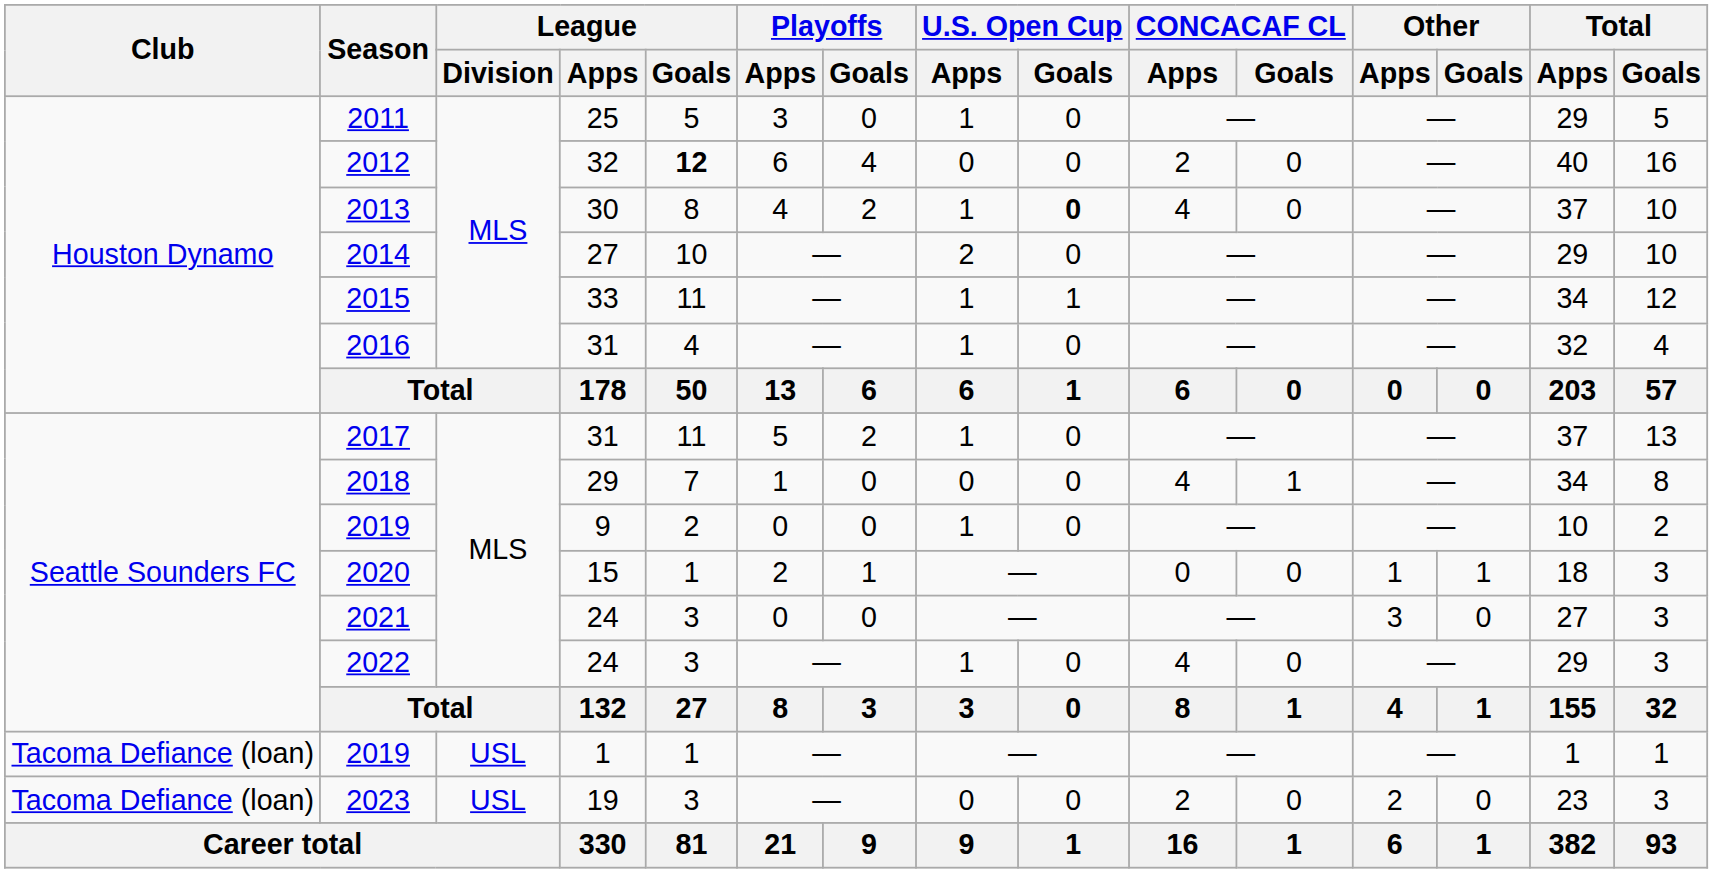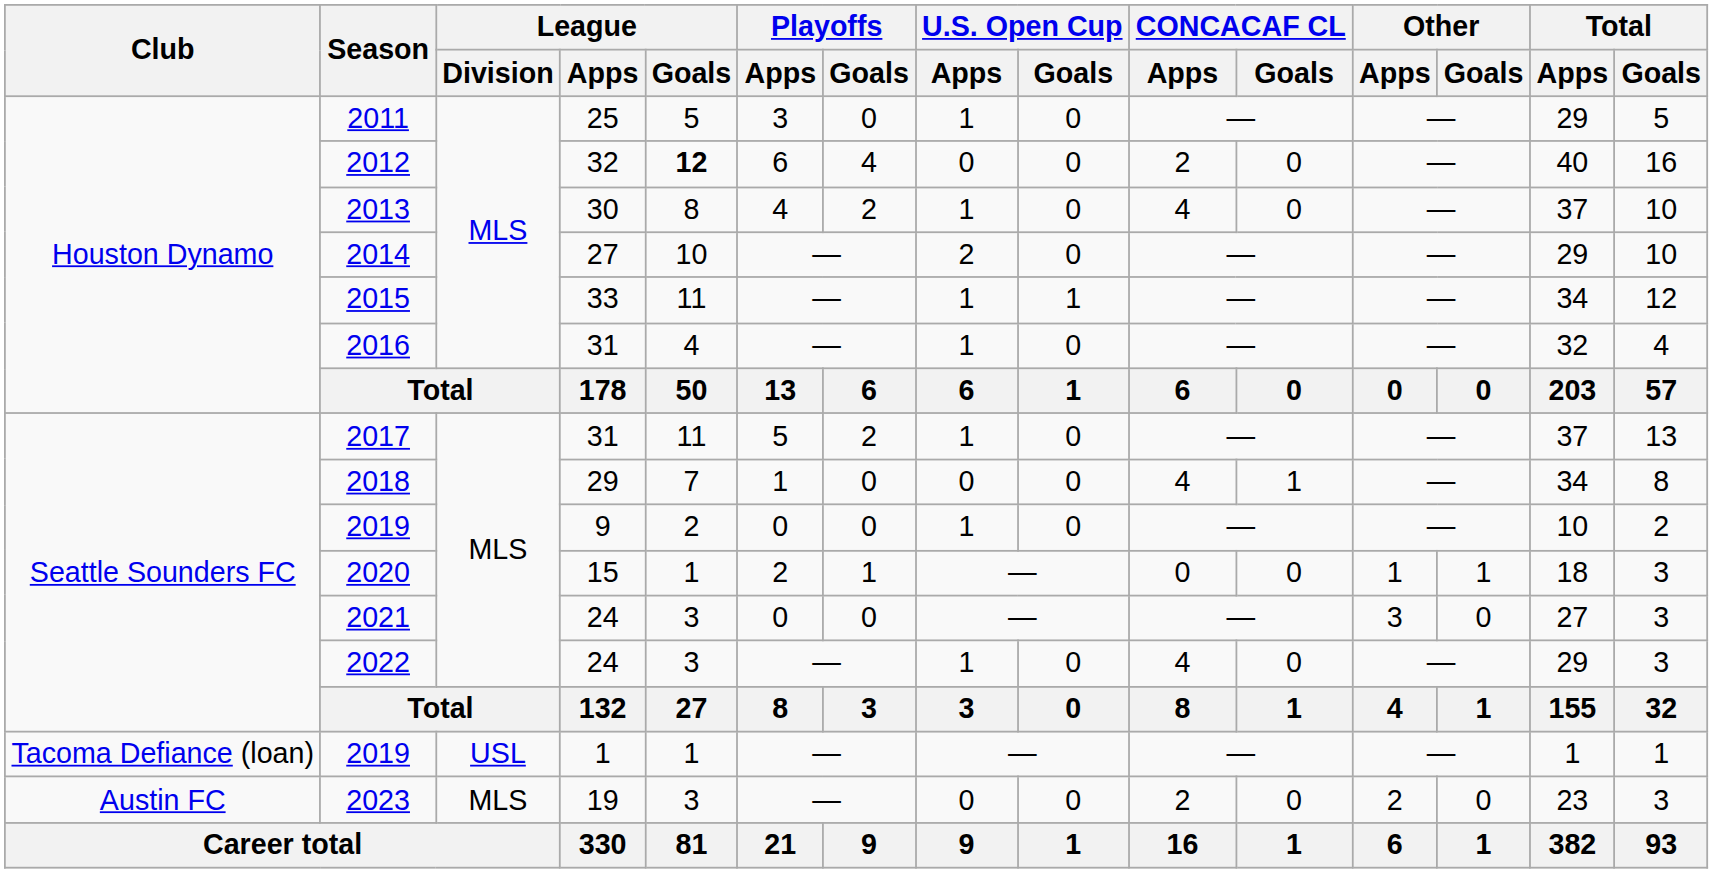(1073, 208) bold -> (1073, 208) normal
(163, 799) Tacoma Defiance (loan) -> (163, 799) Austin FC
(498, 799) USL -> (498, 799) MLS
